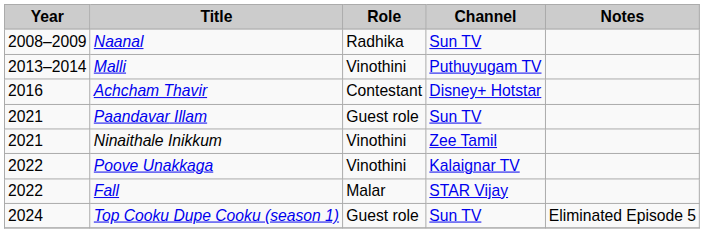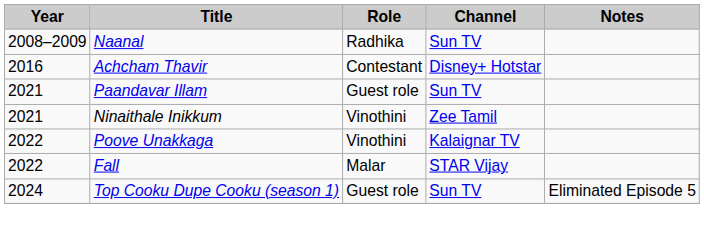- row: (110, 66)
